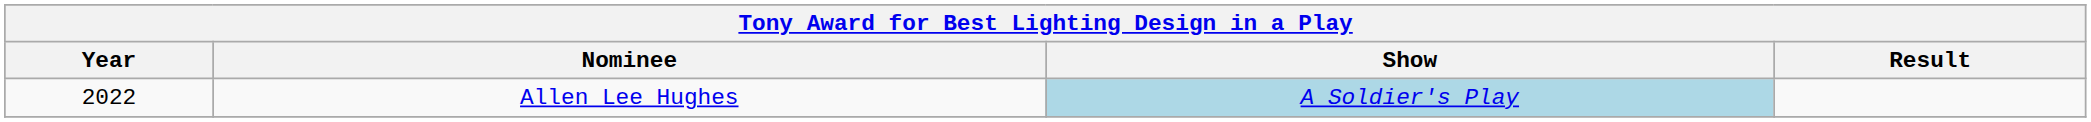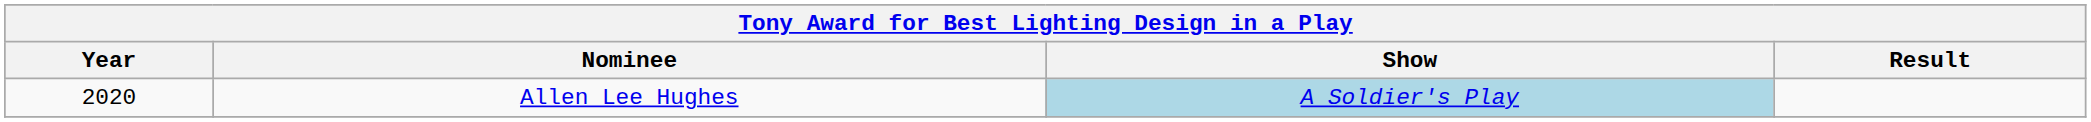(109, 98) 2022 -> (109, 98) 2020
